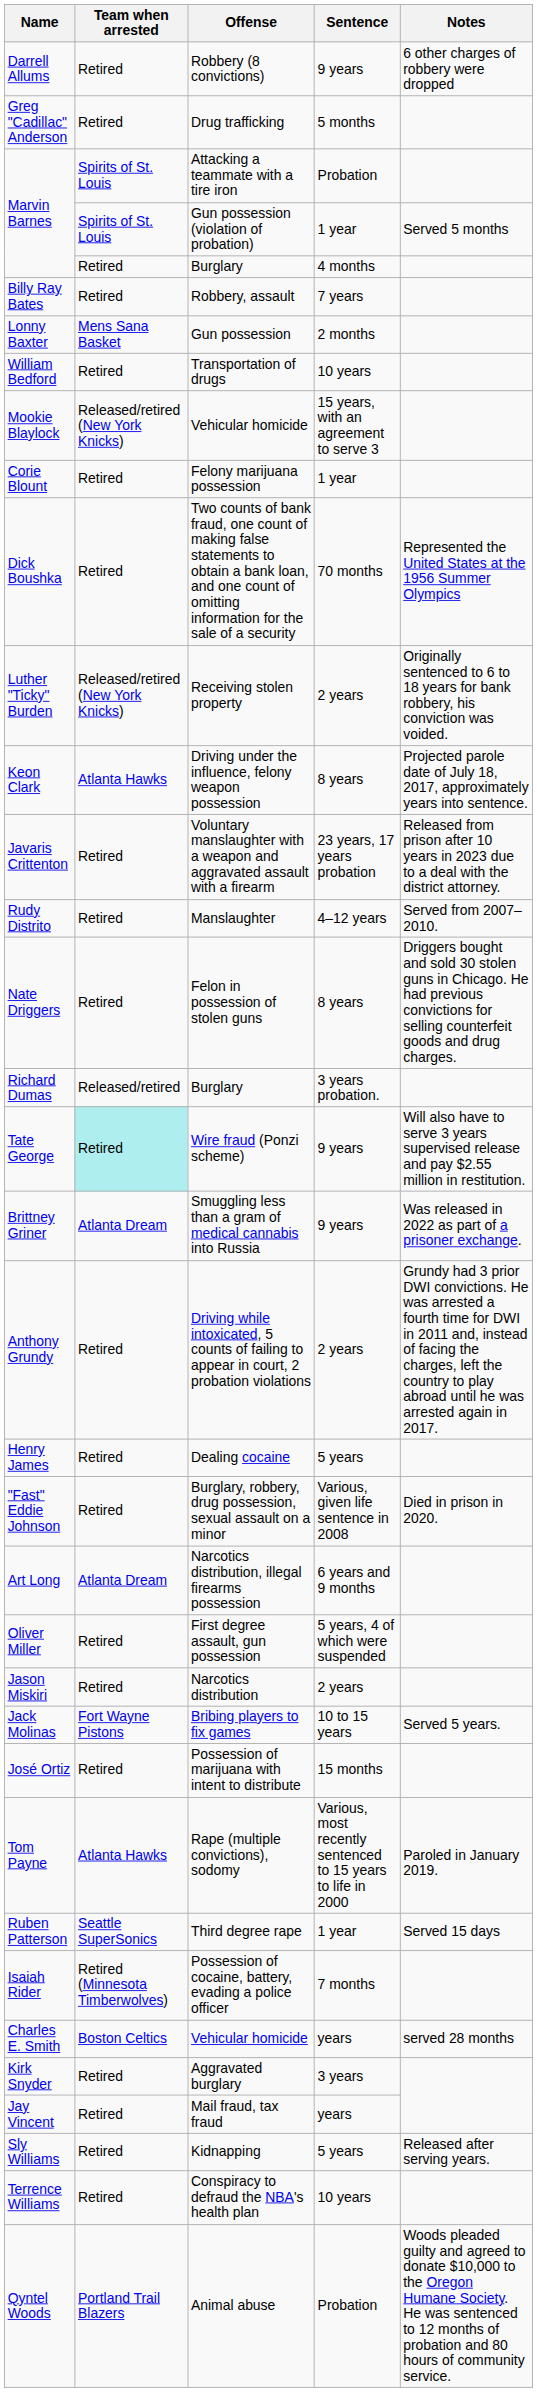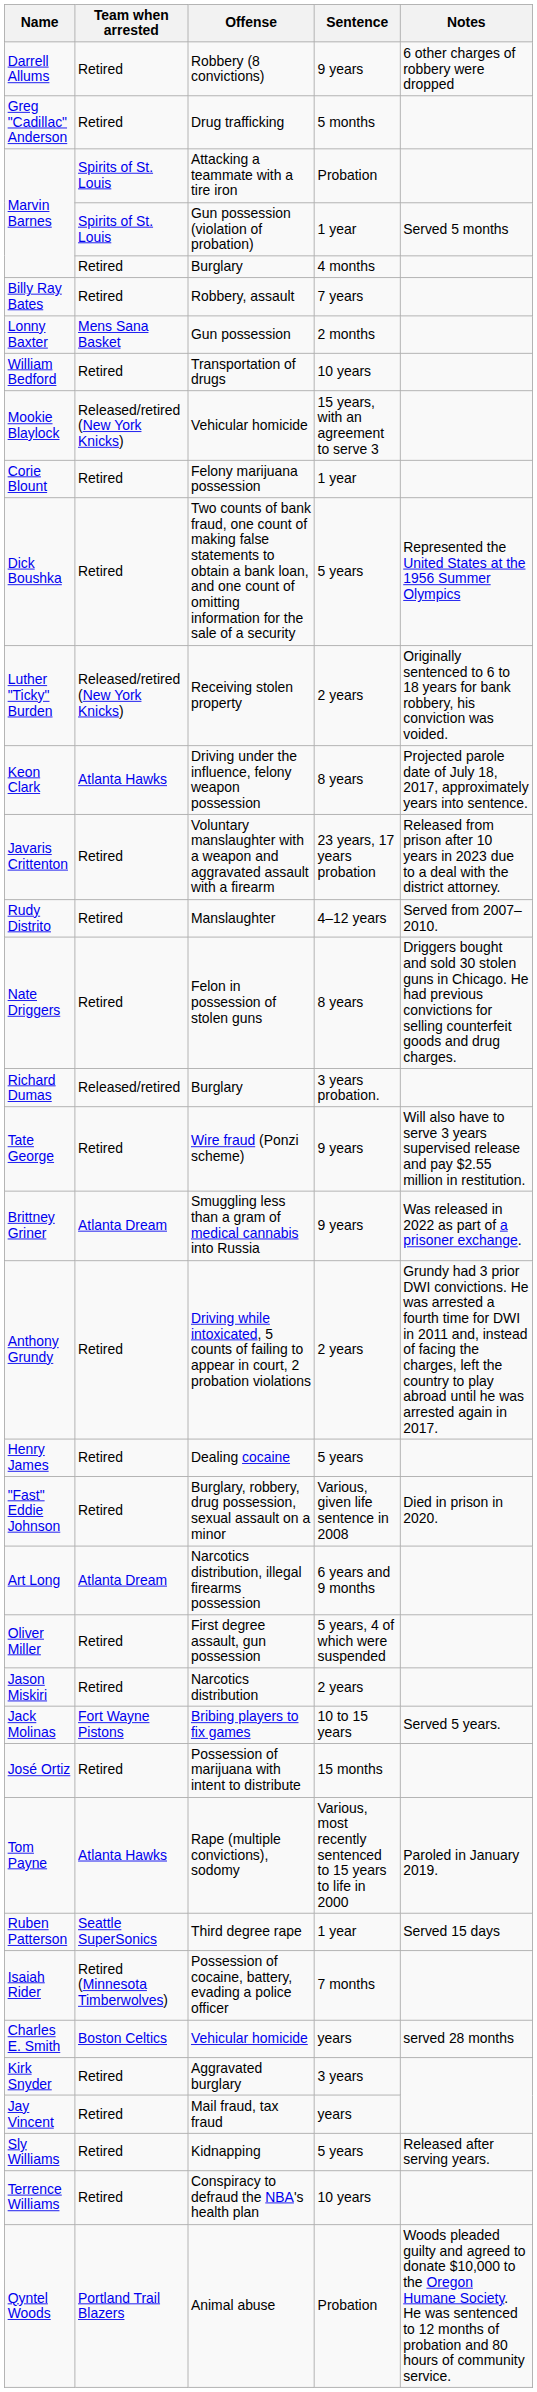(350, 571) 70 months -> (340, 571) 5 years
(100, 1148) paleturquoise background -> (100, 1148) no background
